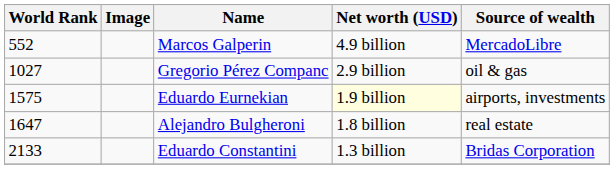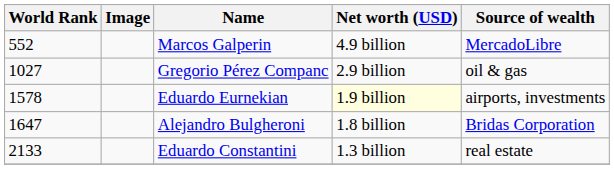(25, 97) 1575 -> (25, 97) 1578
(499, 124) real estate -> (530, 124) Bridas Corporation
(530, 151) Bridas Corporation -> (499, 151) real estate
